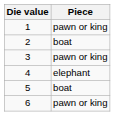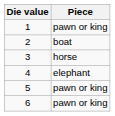(80, 57) pawn or king -> (65, 57) horse
(62, 88) boat -> (80, 88) pawn or king
